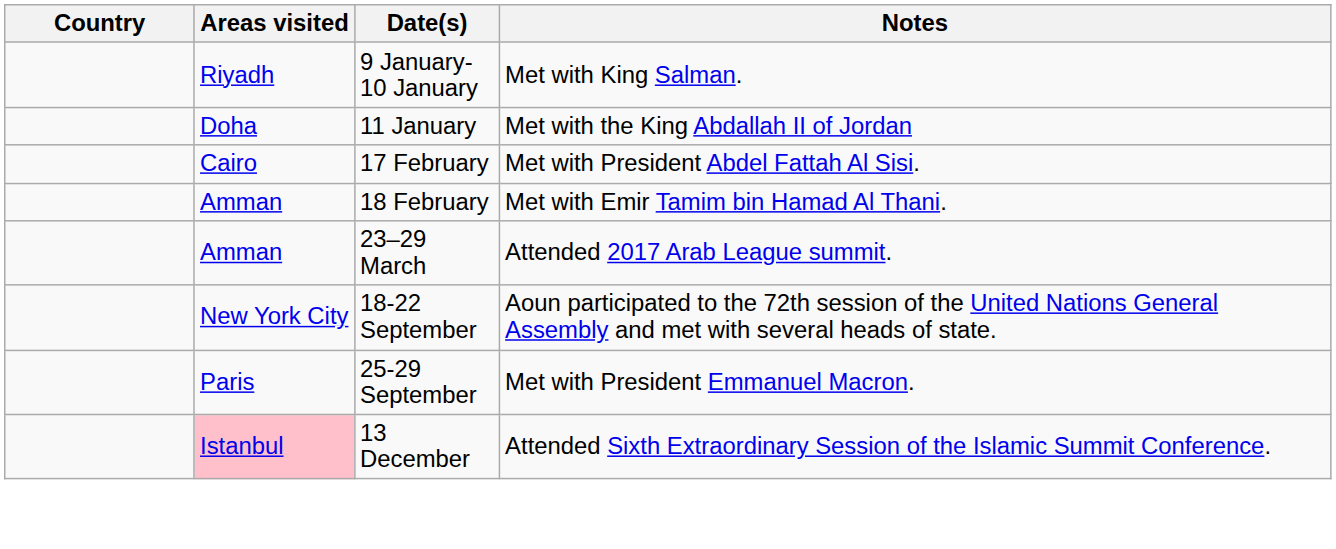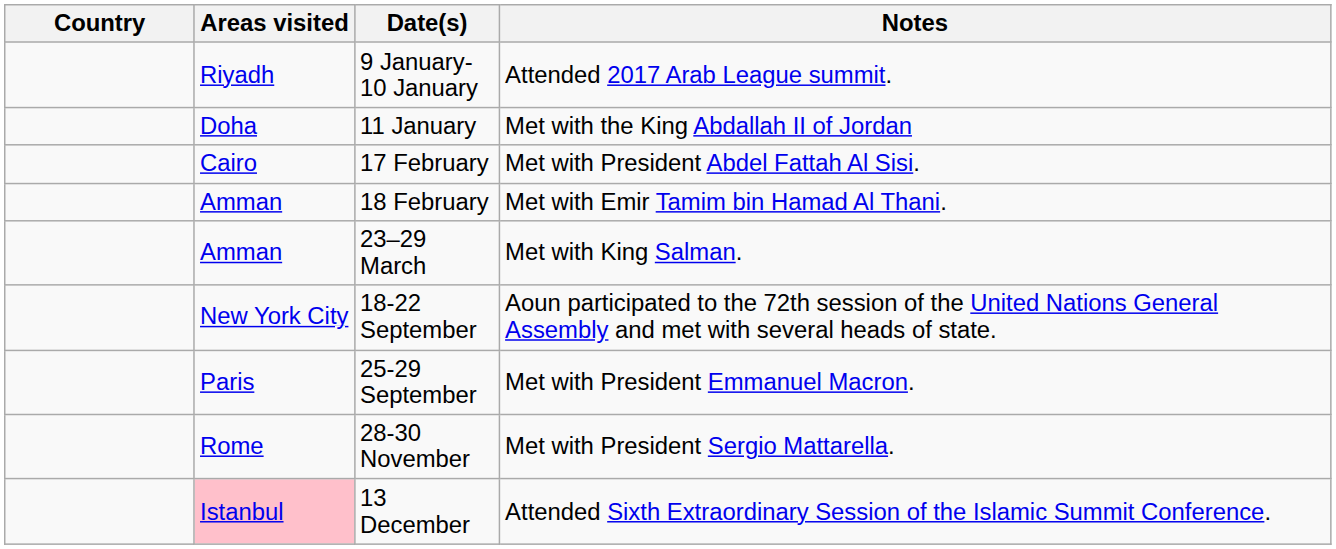(624, 74) Met with King Salman. -> (699, 74) Attended 2017 Arab League summit.
(699, 252) Attended 2017 Arab League summit. -> (624, 252) Met with King Salman.
+ row: (415, 446)
